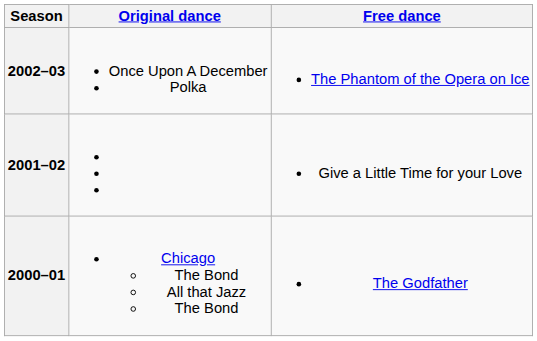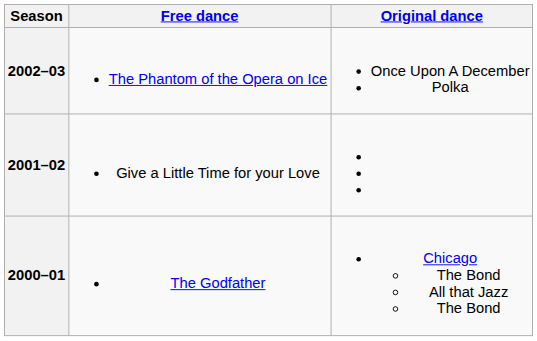columns swapped: (170, 16) <-> (402, 16)
